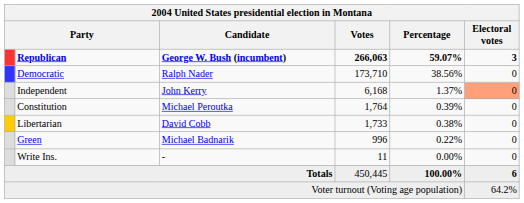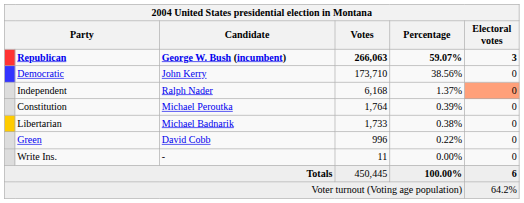(187, 74) Ralph Nader -> (184, 74) John Kerry
(184, 91) John Kerry -> (187, 91) Ralph Nader
(186, 124) David Cobb -> (198, 124) Michael Badnarik
(198, 140) Michael Badnarik -> (186, 140) David Cobb
